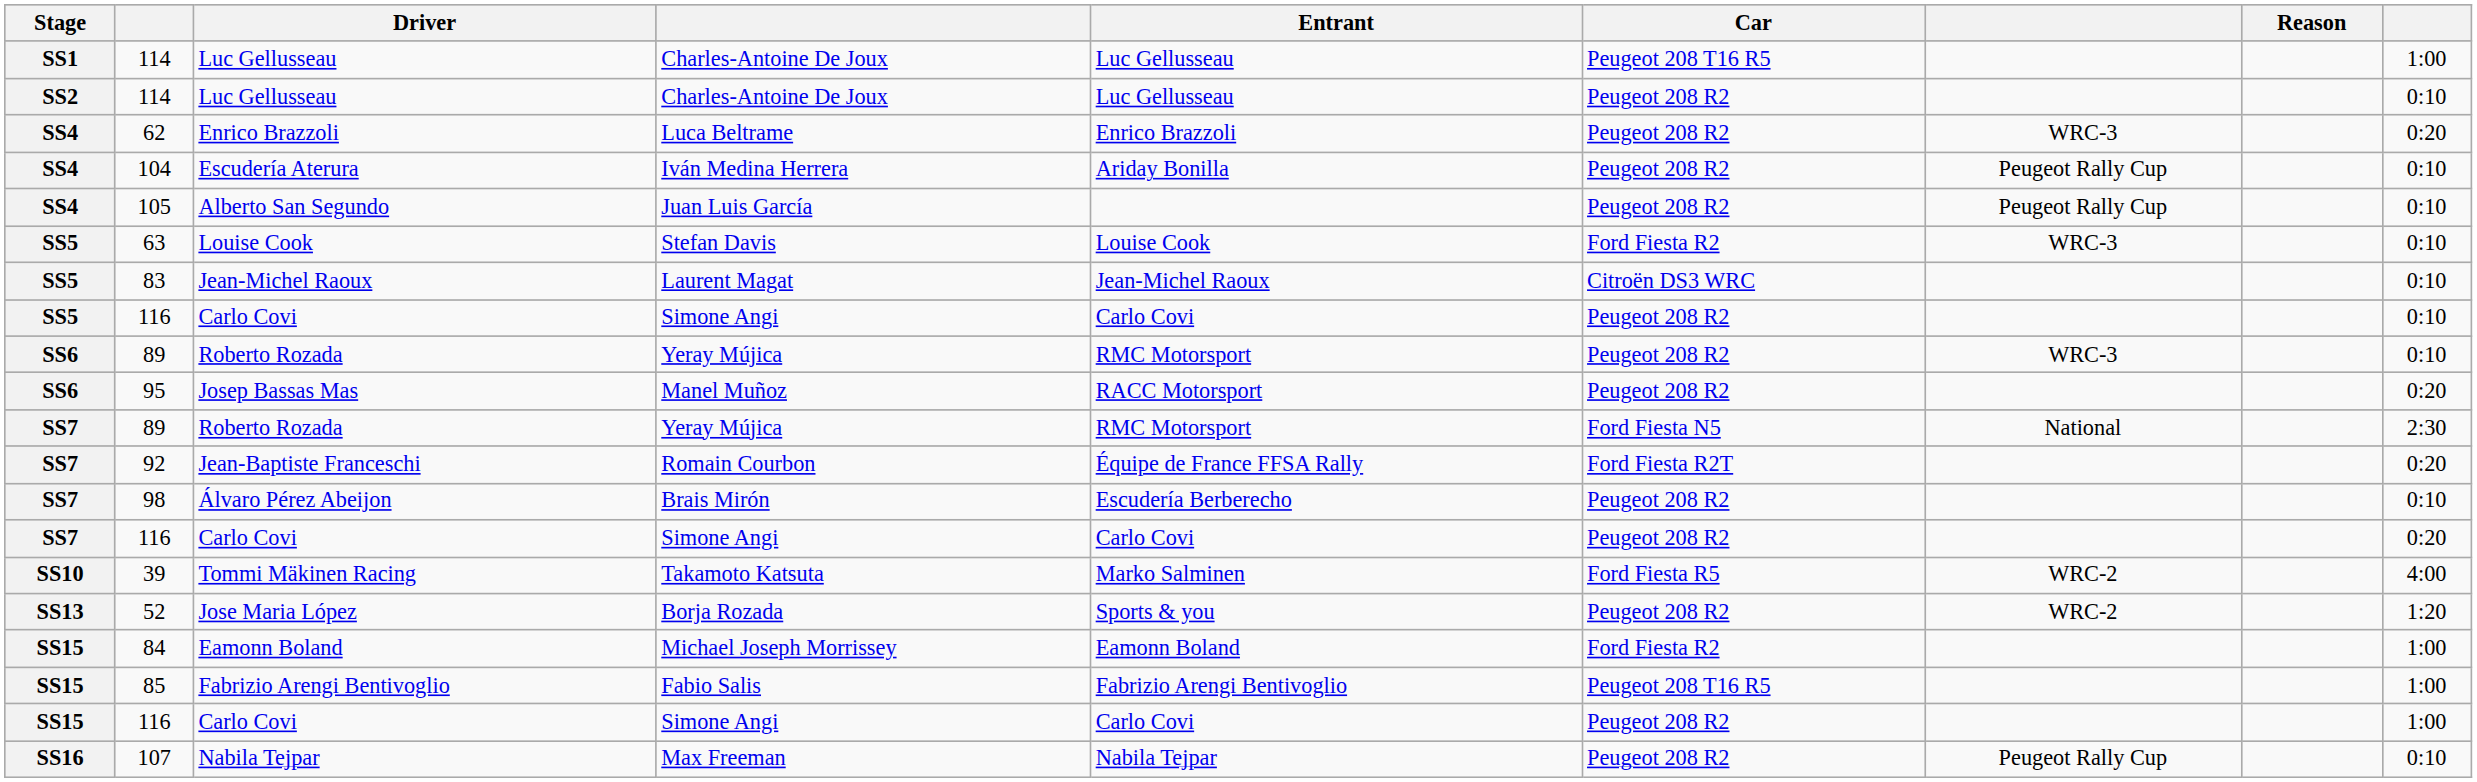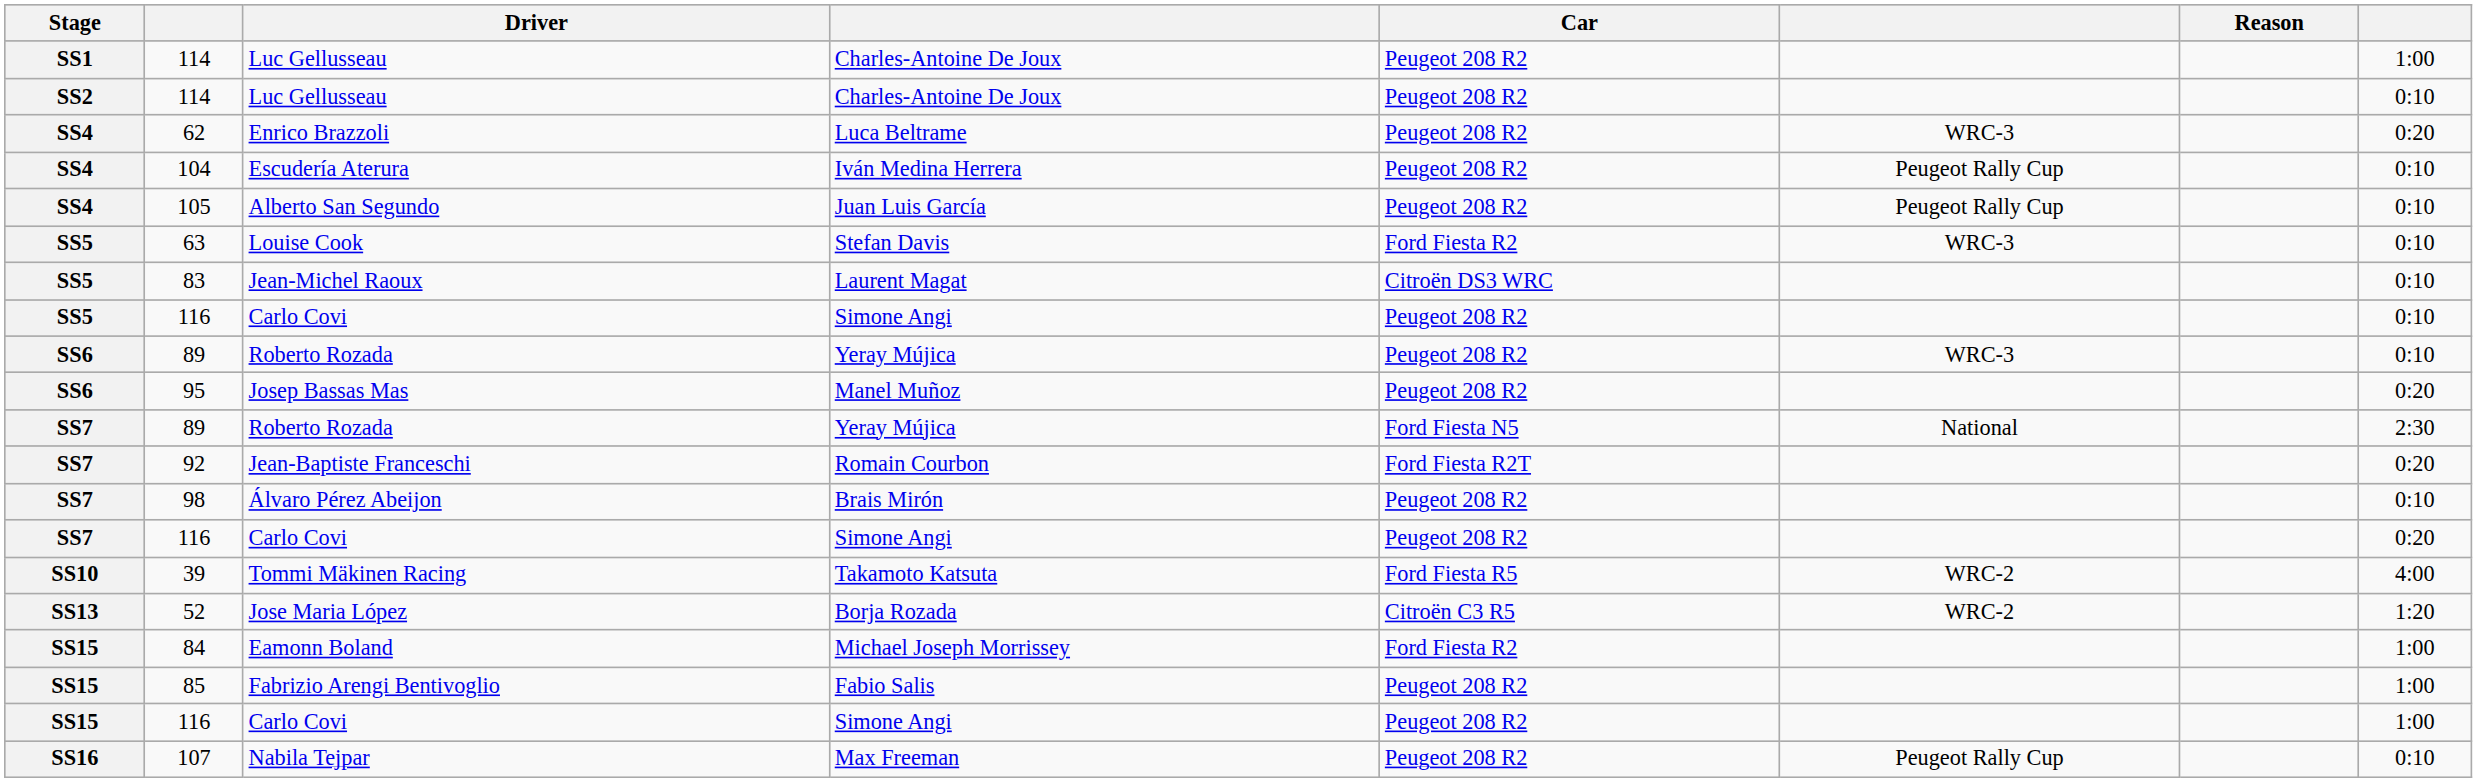- column: (1336, 22)
(1679, 59) Peugeot 208 T16 R5 -> (1456, 59) Peugeot 208 R2
(1658, 611) Peugeot 208 R2 -> (1450, 611) Citroën C3 R5
(1679, 684) Peugeot 208 T16 R5 -> (1456, 684) Peugeot 208 R2
